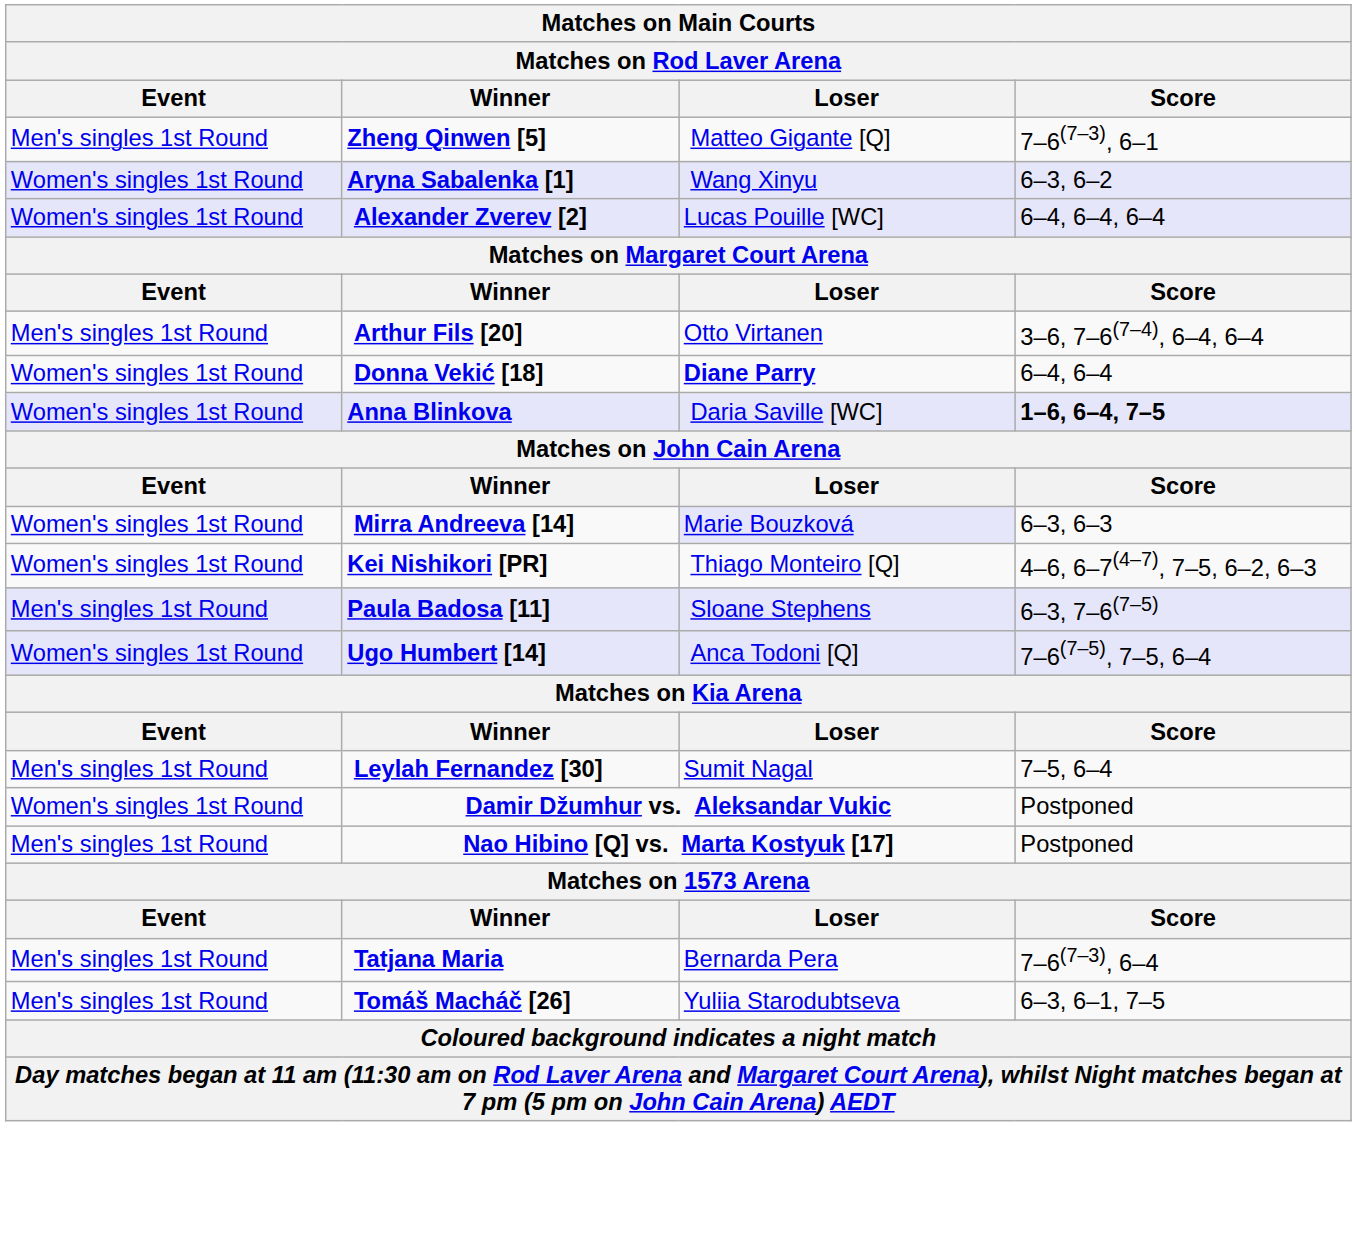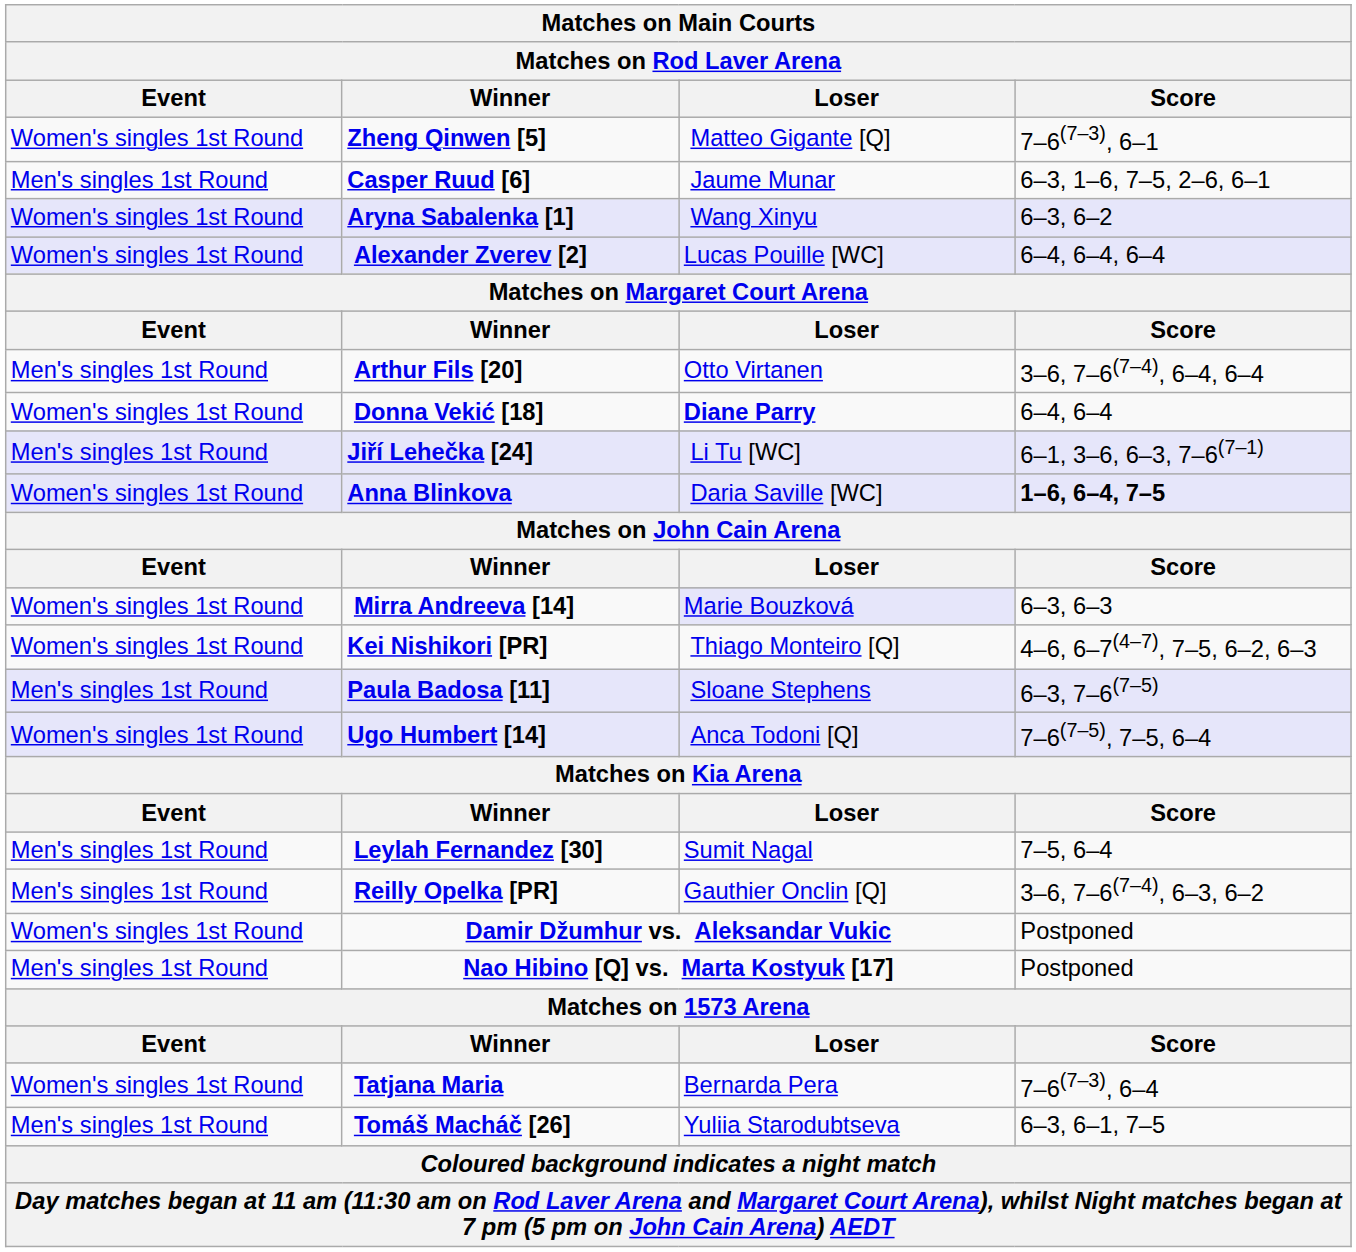(139, 139) Men's singles 1st Round -> (157, 139) Women's singles 1st Round
+ row: (439, 179)
+ row: (440, 452)
+ row: (453, 891)
(139, 959) Men's singles 1st Round -> (157, 1085) Women's singles 1st Round
